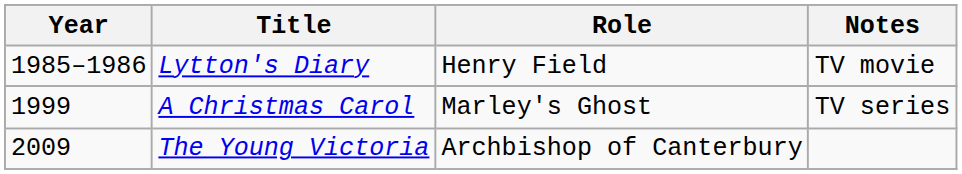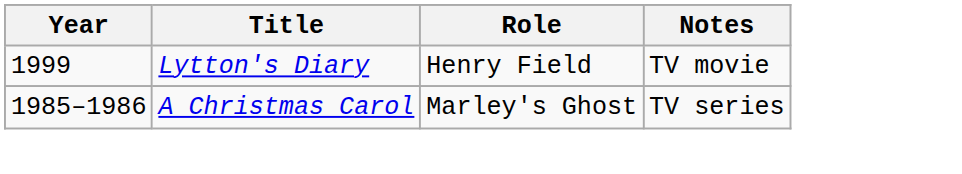(79, 66) 1985–1986 -> (41, 66) 1999
(41, 107) 1999 -> (79, 107) 1985–1986
- row: (294, 148)
